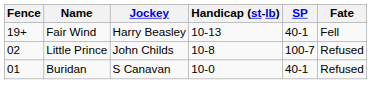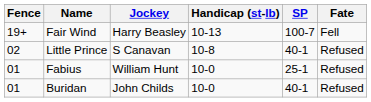(297, 32) 40-1 -> (300, 32) 100-7
(143, 50) John Childs -> (142, 50) S Canavan
(300, 50) 100-7 -> (297, 50) 40-1
+ row: (64, 69)
(142, 69) S Canavan -> (143, 87) John Childs
